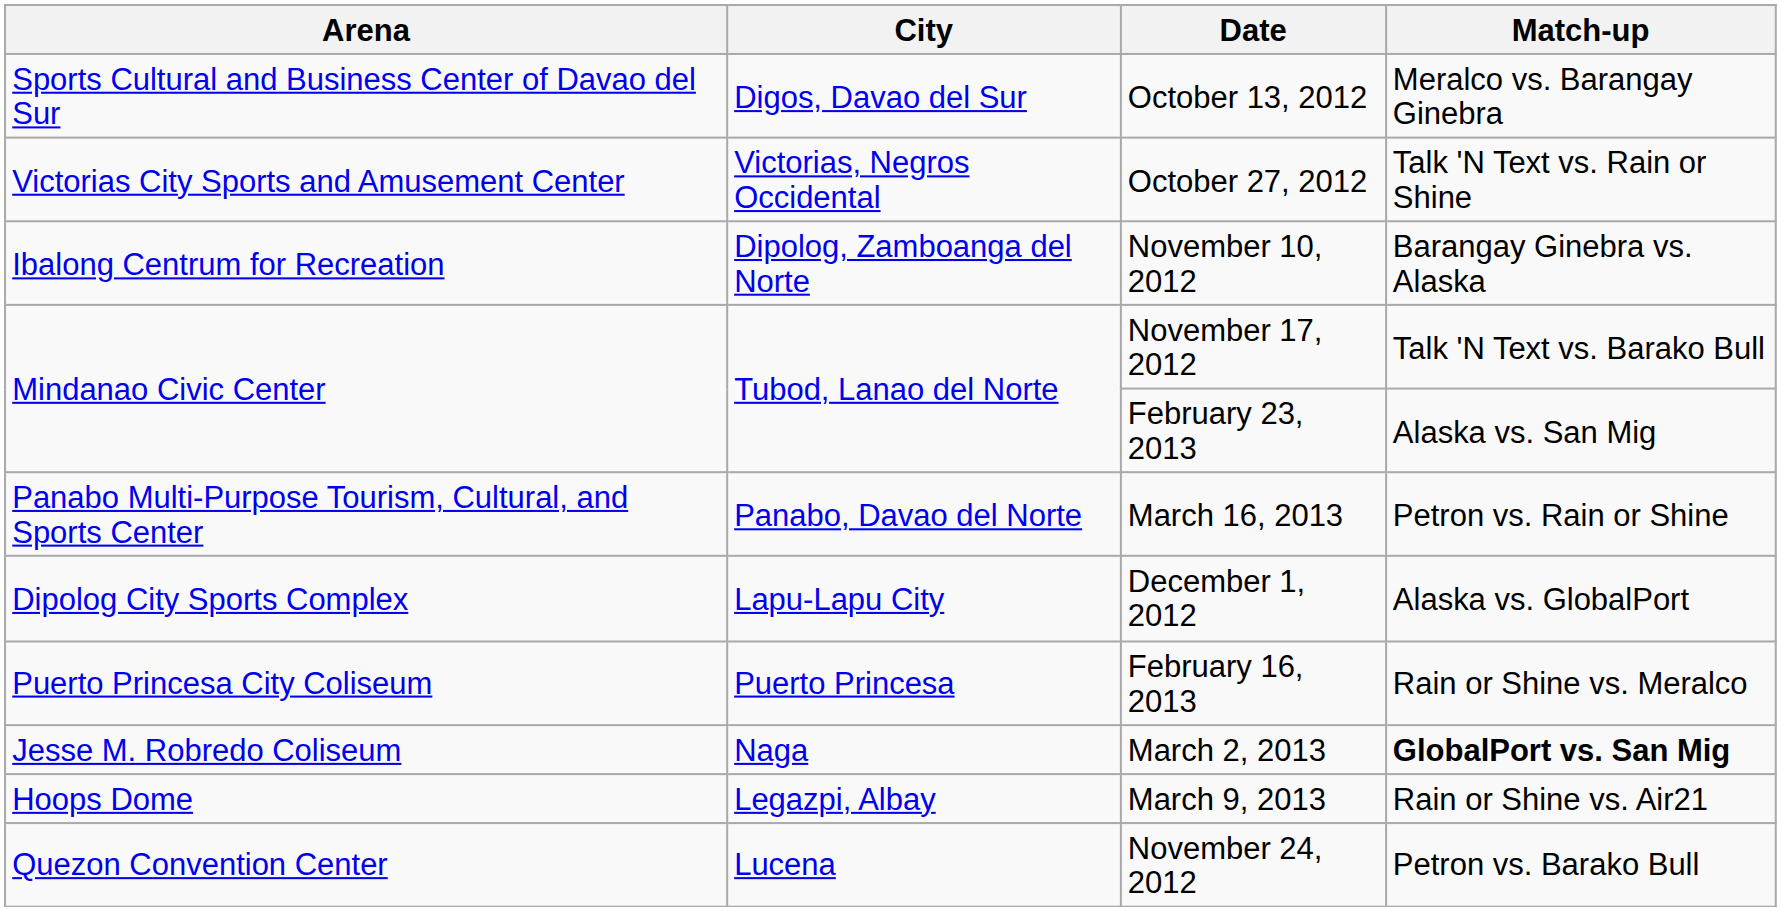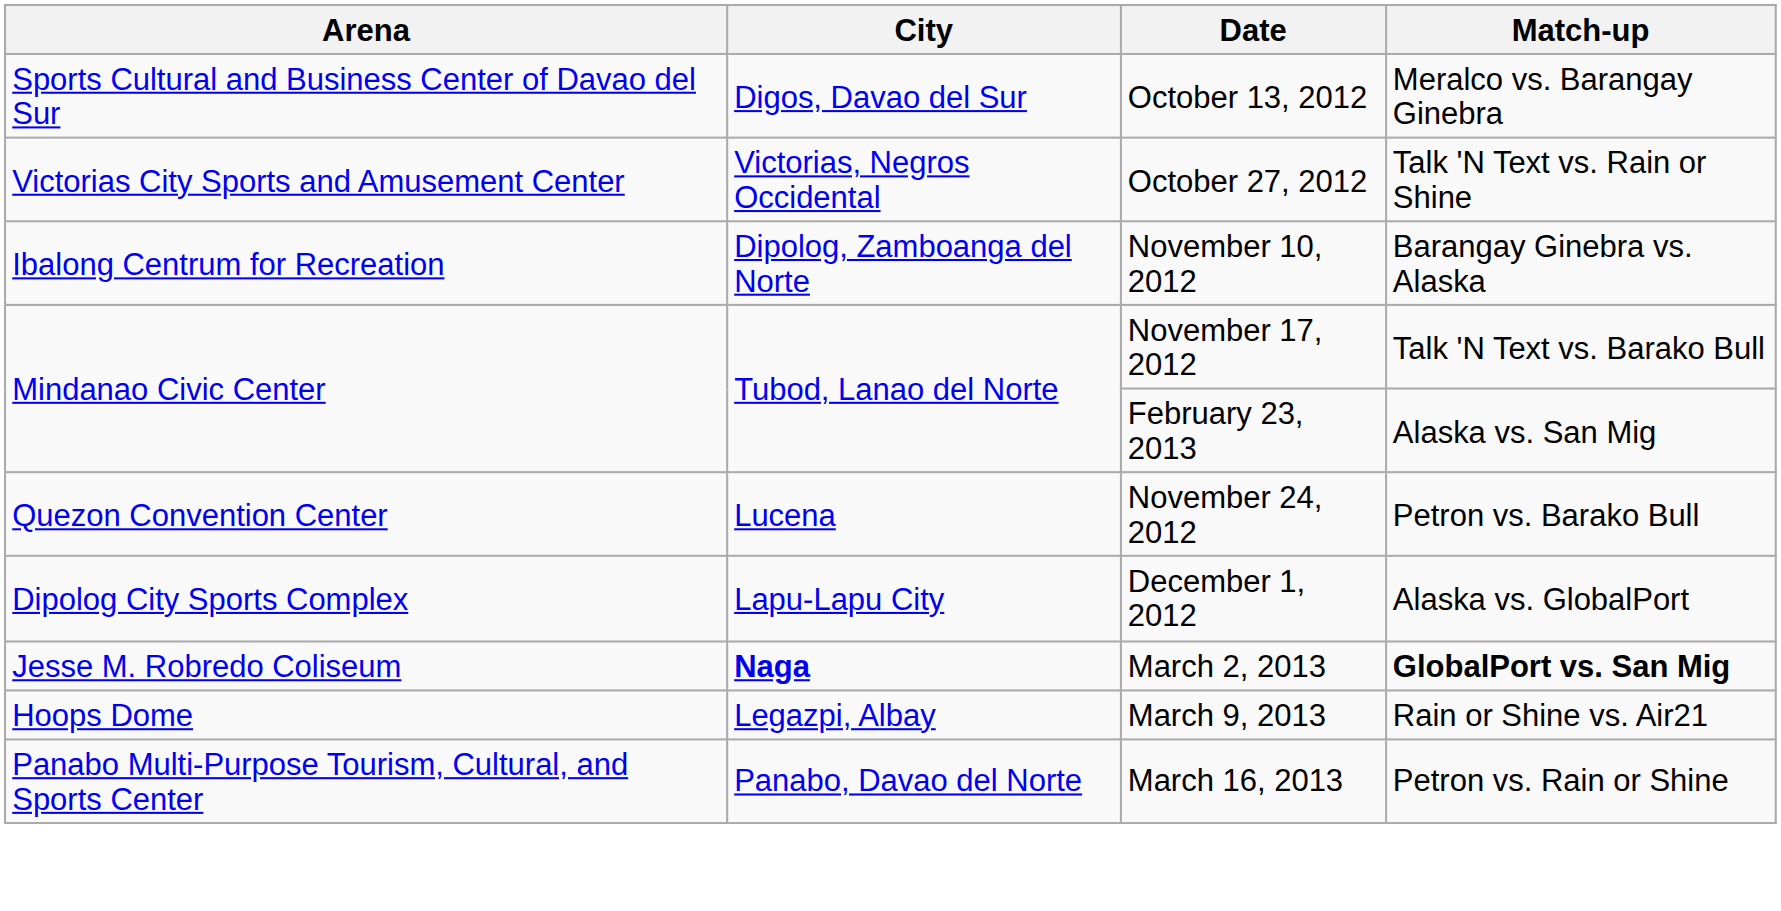rows swapped: (1225, 864) <-> (1235, 515)
- row: (1216, 683)
(771, 749) normal -> (772, 665) bold
